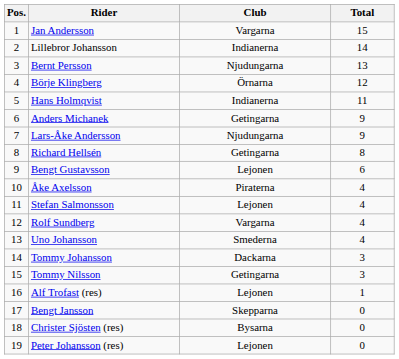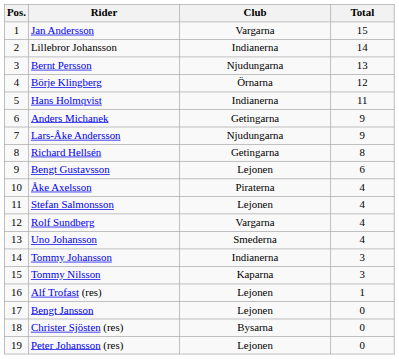(255, 257) Dackarna -> (255, 257) Indianerna
(255, 275) Getingarna -> (255, 275) Kaparna
(255, 310) Skepparna -> (255, 310) Lejonen
